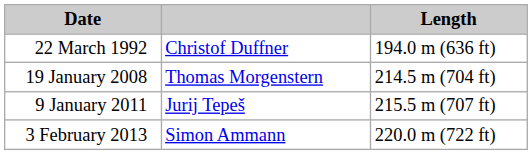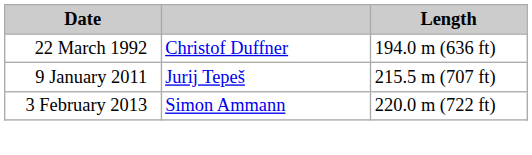- row: (91, 76)
